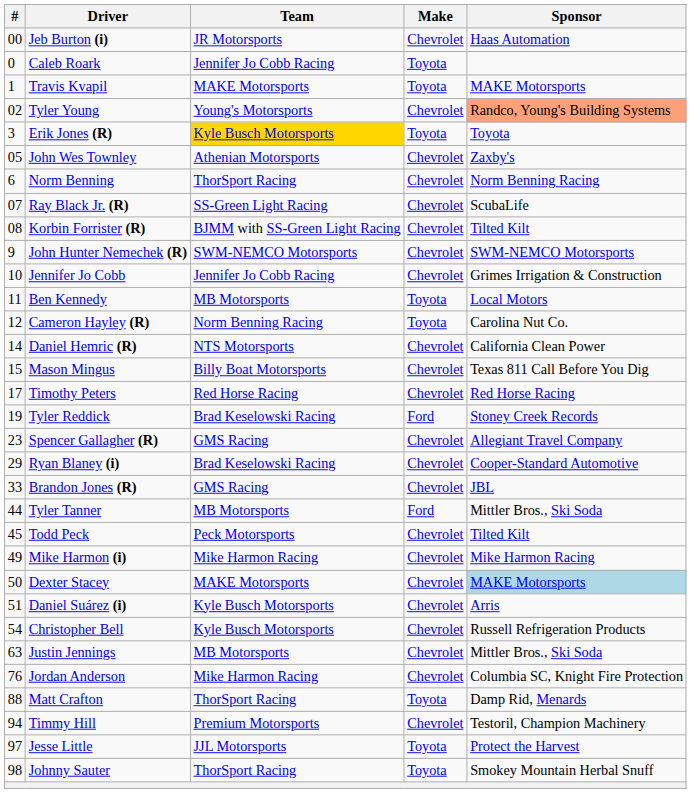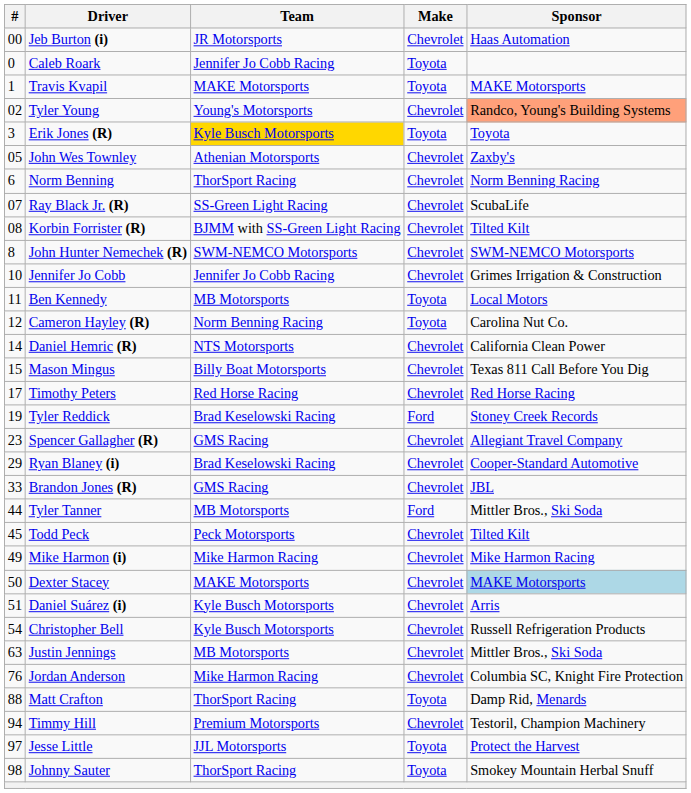(11, 252) 9 -> (11, 252) 8
